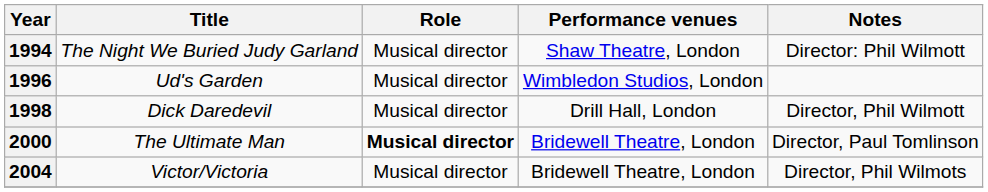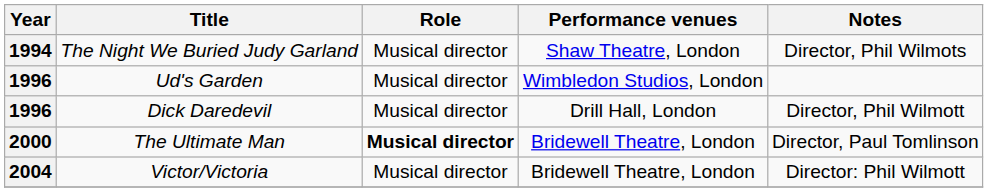(875, 50) Director: Phil Wilmott -> (875, 50) Director, Phil Wilmots
(30, 111) 1998 -> (30, 111) 1996
(875, 171) Director, Phil Wilmots -> (875, 171) Director: Phil Wilmott
